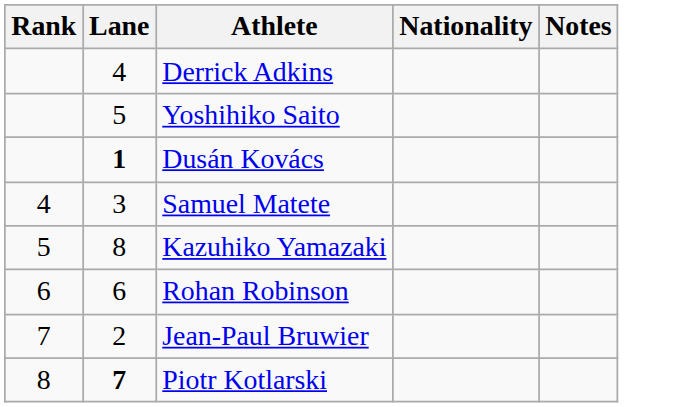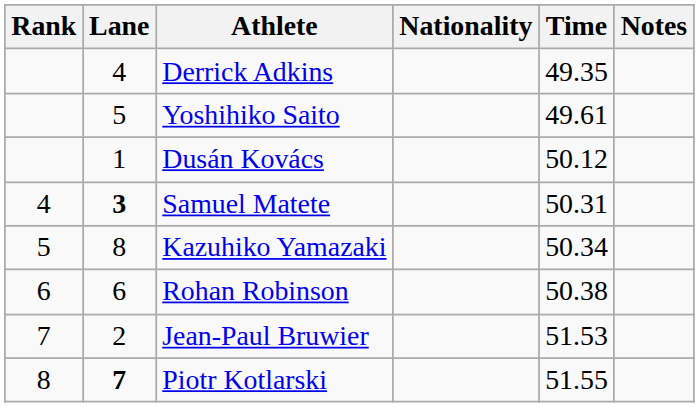+ column: (577, 26)
(119, 159) bold -> (119, 159) normal
(119, 203) normal -> (119, 203) bold
